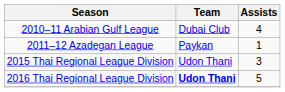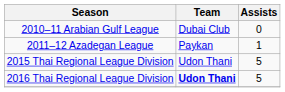(259, 29) 4 -> (259, 29) 0
(259, 62) 3 -> (259, 62) 5
